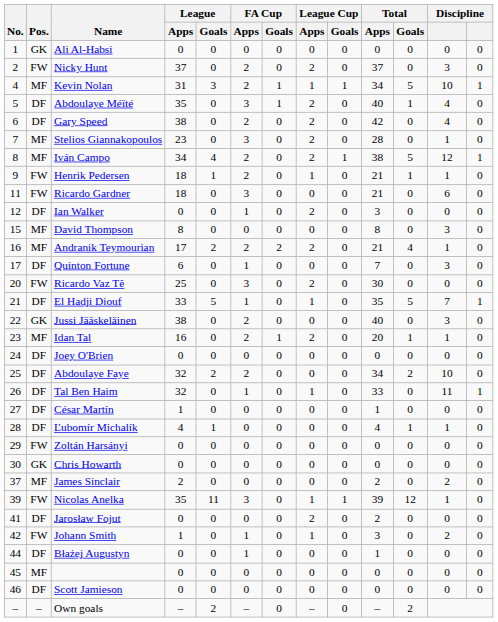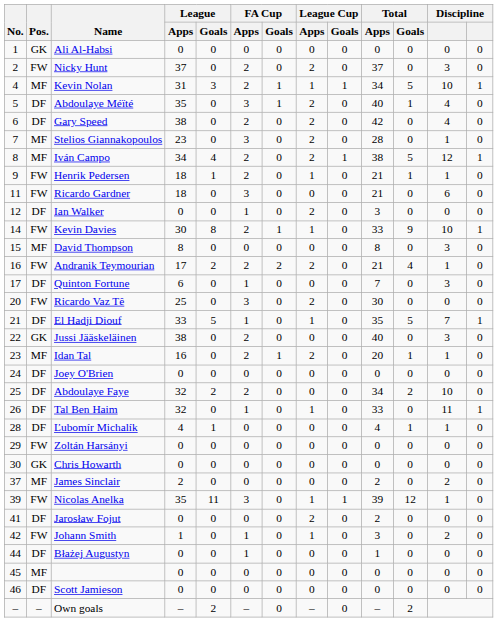+ row: (85, 229)
(39, 247) MF -> (39, 265) FW
- row: (84, 409)
